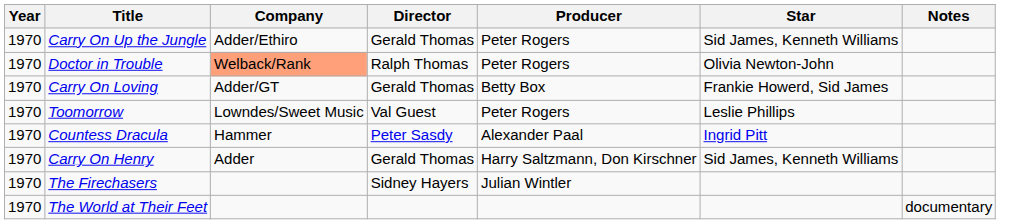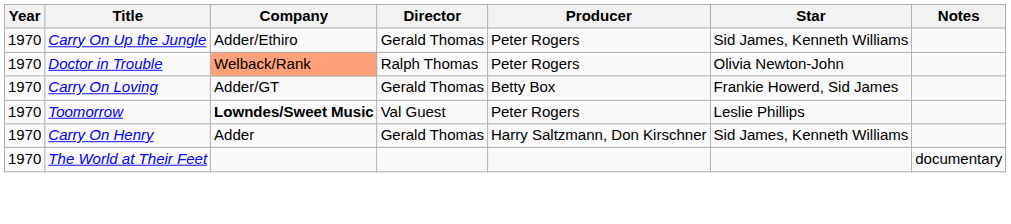(289, 111) normal -> (294, 111) bold
- row: (108, 135)
- row: (103, 183)
